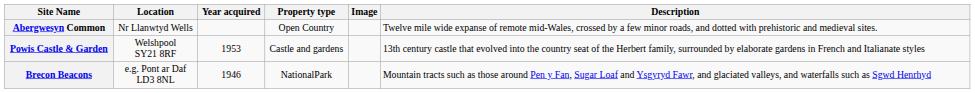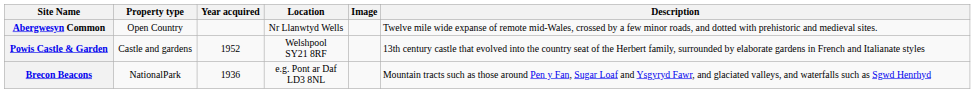columns swapped: (306, 12) <-> (156, 12)
(231, 48) 1953 -> (230, 48) 1952
(231, 75) 1946 -> (230, 75) 1936
